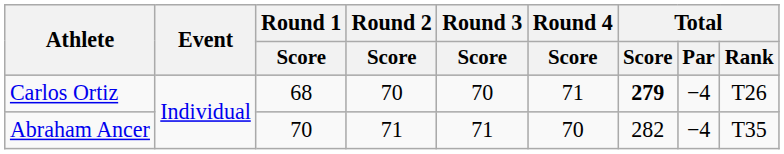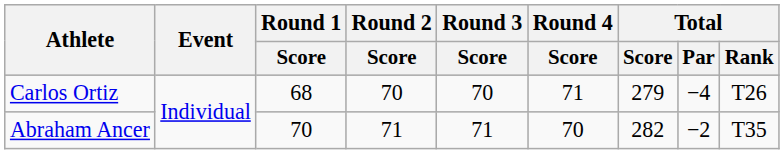(648, 93) bold -> (648, 93) normal
(699, 130) −4 -> (699, 130) −2
